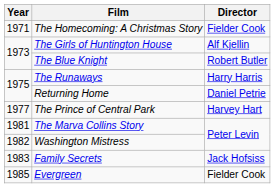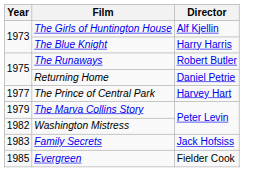- row: (118, 28)
(237, 61) Robert Butler -> (204, 45) Harry Harris
(235, 77) Harry Harris -> (207, 61) Robert Butler
(18, 126) 1981 -> (18, 110) 1979
